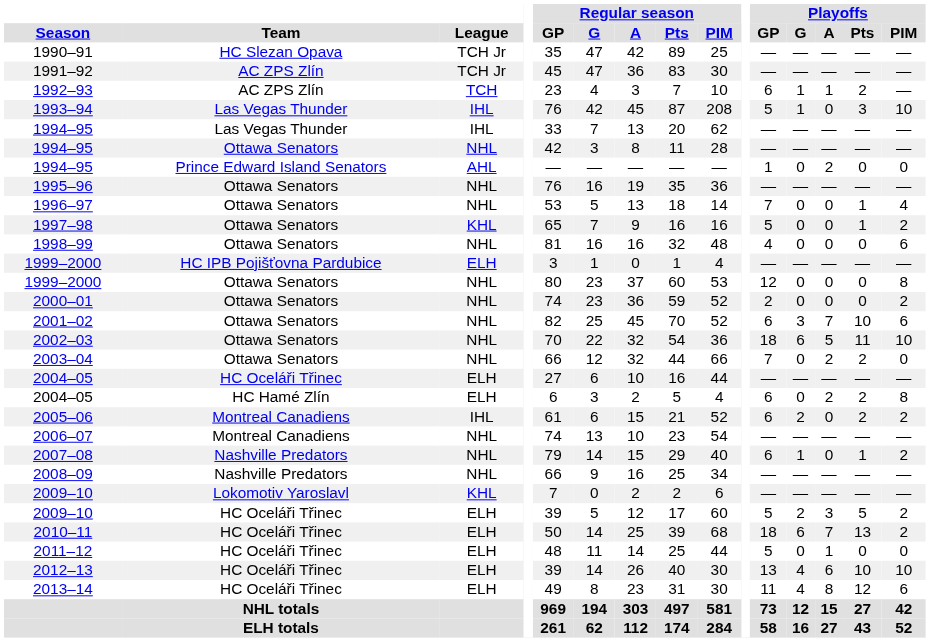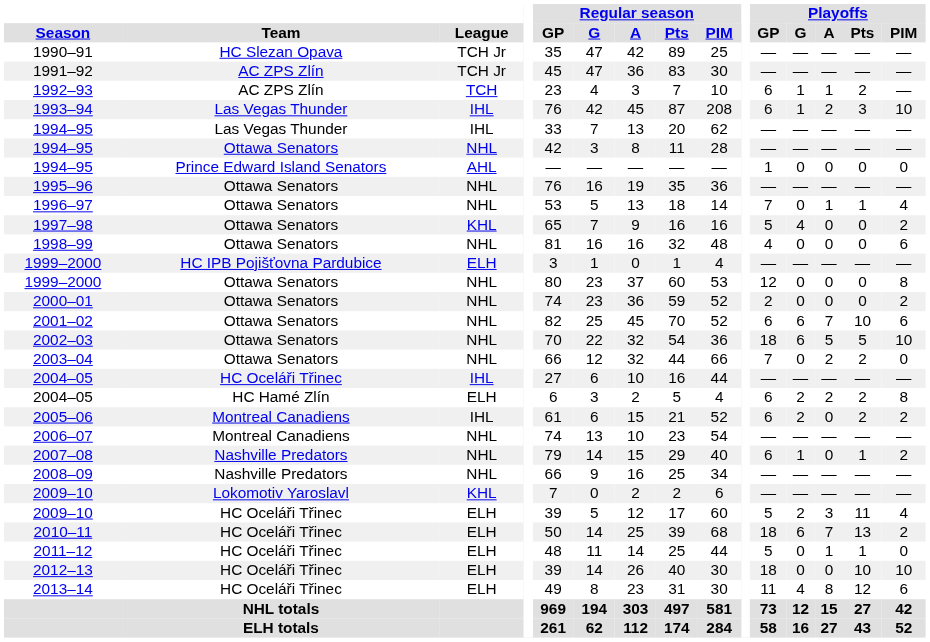(768, 109) 5 -> (768, 109) 6
(829, 109) 0 -> (829, 109) 2
(829, 167) 2 -> (829, 167) 0
(829, 205) 0 -> (829, 205) 1
(801, 224) 0 -> (801, 224) 4
(862, 224) 1 -> (862, 224) 0
(801, 320) 3 -> (801, 320) 6
(862, 340) 11 -> (862, 340) 5
(482, 378) ELH -> (482, 378) IHL
(801, 397) 0 -> (801, 397) 2
(862, 512) 5 -> (862, 512) 11
(904, 512) 2 -> (904, 512) 4
(862, 551) 0 -> (862, 551) 1
(768, 570) 13 -> (768, 570) 18
(801, 570) 4 -> (801, 570) 0
(829, 570) 6 -> (829, 570) 0
